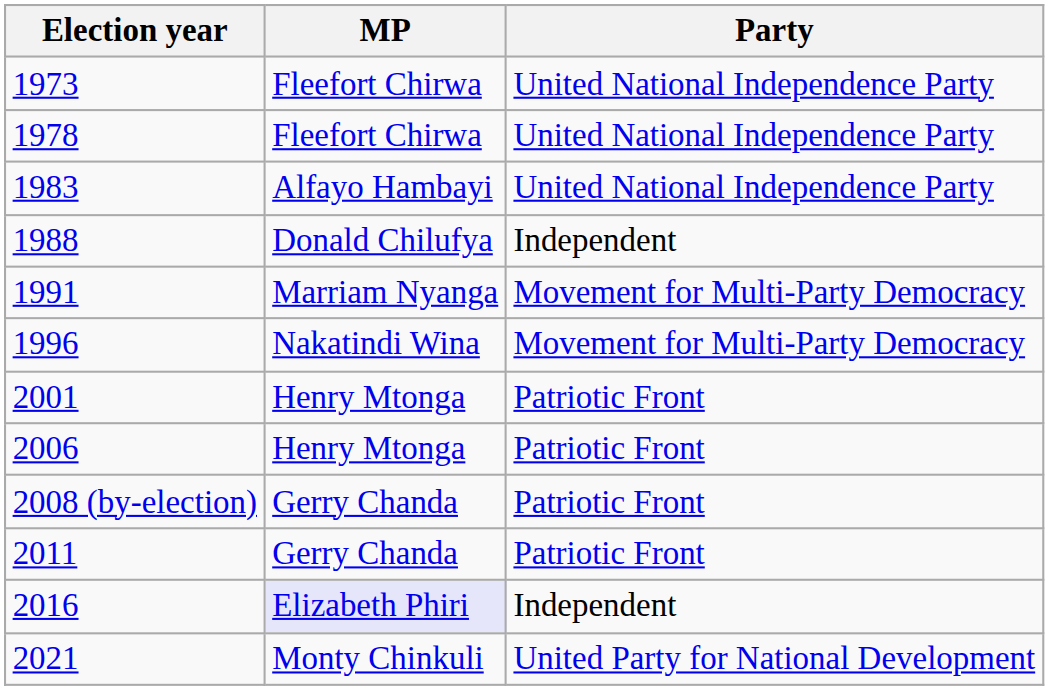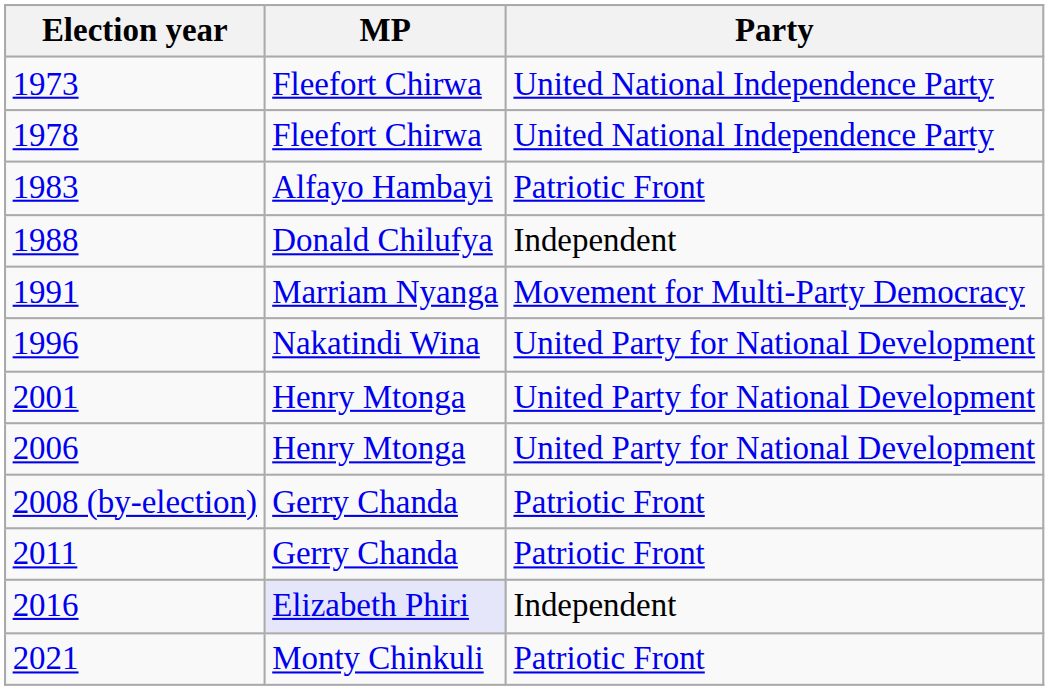(754, 187) United National Independence Party -> (609, 187) Patriotic Front
(769, 344) Movement for Multi-Party Democracy -> (774, 344) United Party for National Development
(609, 396) Patriotic Front -> (774, 396) United Party for National Development
(609, 448) Patriotic Front -> (774, 448) United Party for National Development
(774, 657) United Party for National Development -> (609, 657) Patriotic Front
